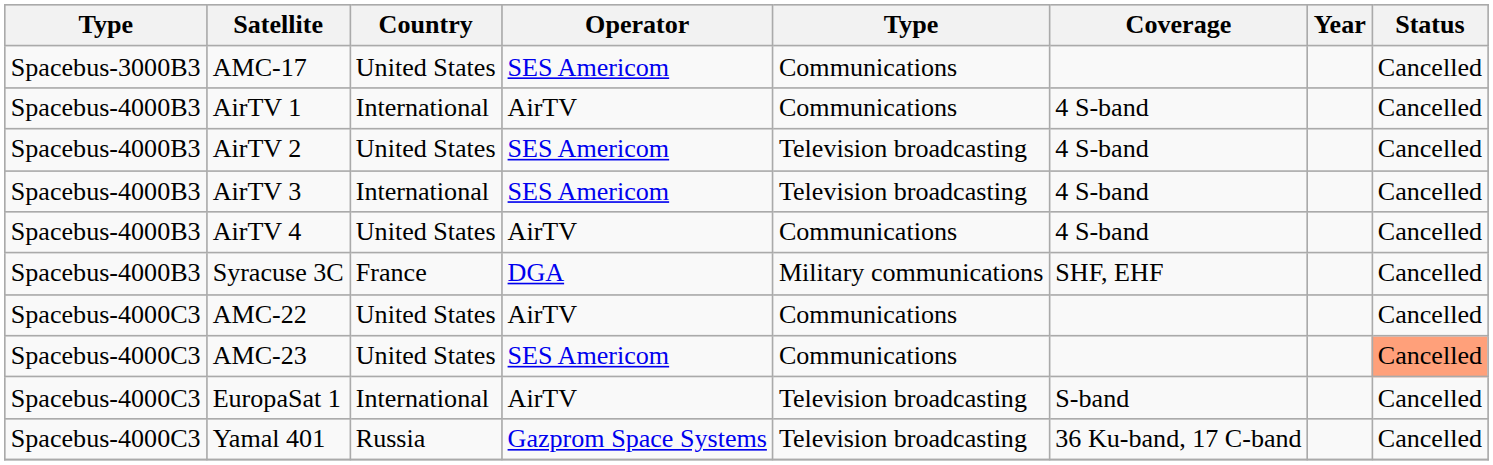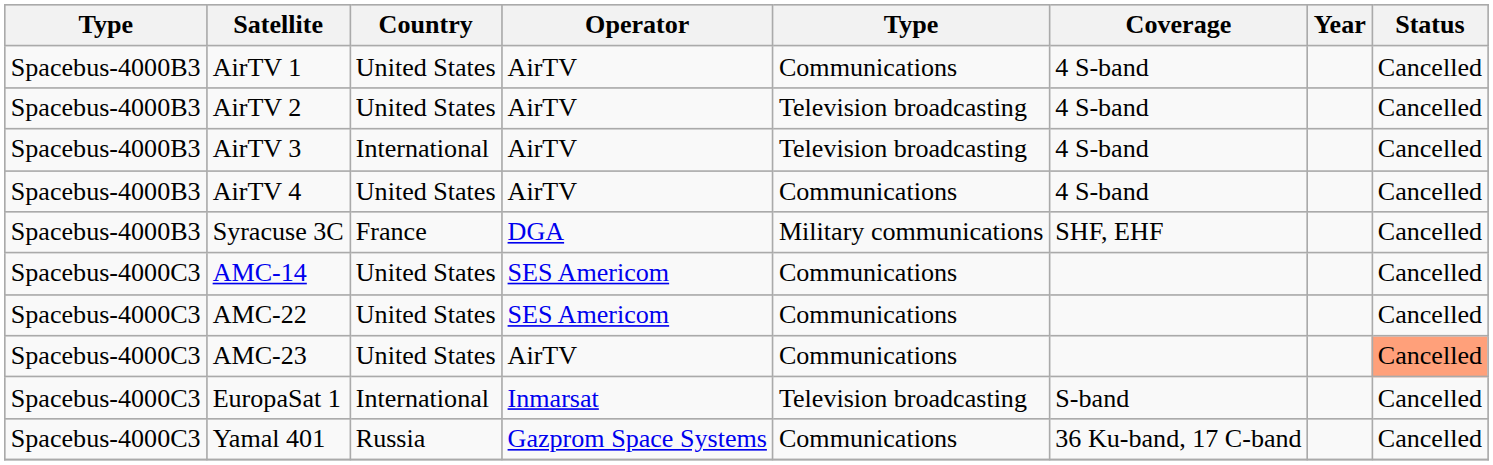- row: (260, 66)
(422, 107) International -> (426, 66) United States
(588, 149) SES Americom -> (542, 107) AirTV
(588, 190) SES Americom -> (542, 149) AirTV
+ row: (260, 273)
(542, 314) AirTV -> (588, 314) SES Americom
(588, 356) SES Americom -> (542, 356) AirTV
(542, 397) AirTV -> (553, 397) Inmarsat
(903, 438) Television broadcasting -> (868, 438) Communications
